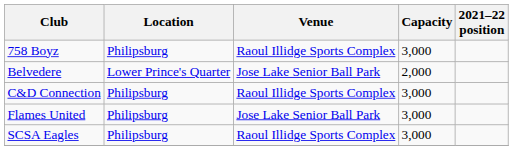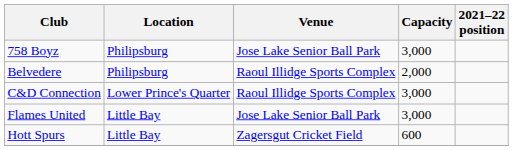(316, 51) Raoul Illidge Sports Complex -> (308, 51) Jose Lake Senior Ball Park
(169, 72) Lower Prince's Quarter -> (137, 72) Philipsburg
(308, 72) Jose Lake Senior Ball Park -> (316, 72) Raoul Illidge Sports Complex
(137, 93) Philipsburg -> (169, 93) Lower Prince's Quarter
(137, 114) Philipsburg -> (134, 114) Little Bay
+ row: (36, 135)
- row: (43, 135)
